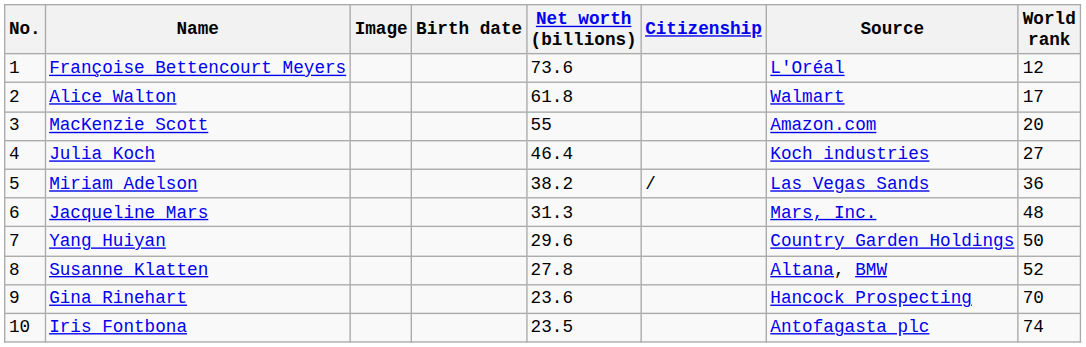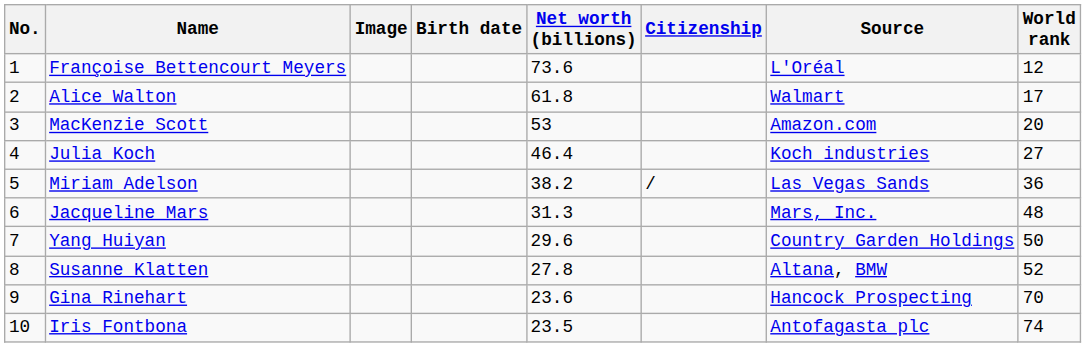(541, 126) 55 -> (541, 126) 53
